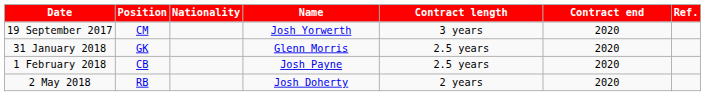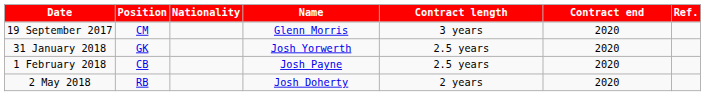(311, 30) Josh Yorwerth -> (311, 30) Glenn Morris
(311, 47) Glenn Morris -> (311, 47) Josh Yorwerth
